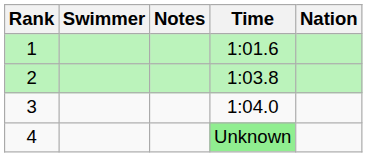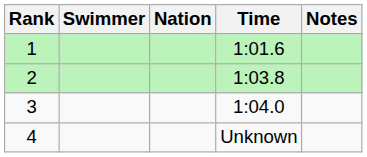columns swapped: (329, 19) <-> (180, 19)
(253, 136) lightgreen background -> (259, 136) no background
